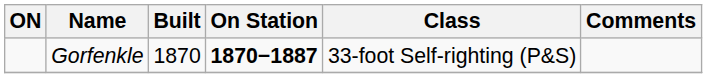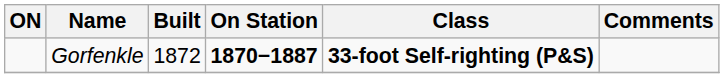(177, 55) 1870 -> (177, 55) 1872
(452, 55) normal -> (461, 55) bold
